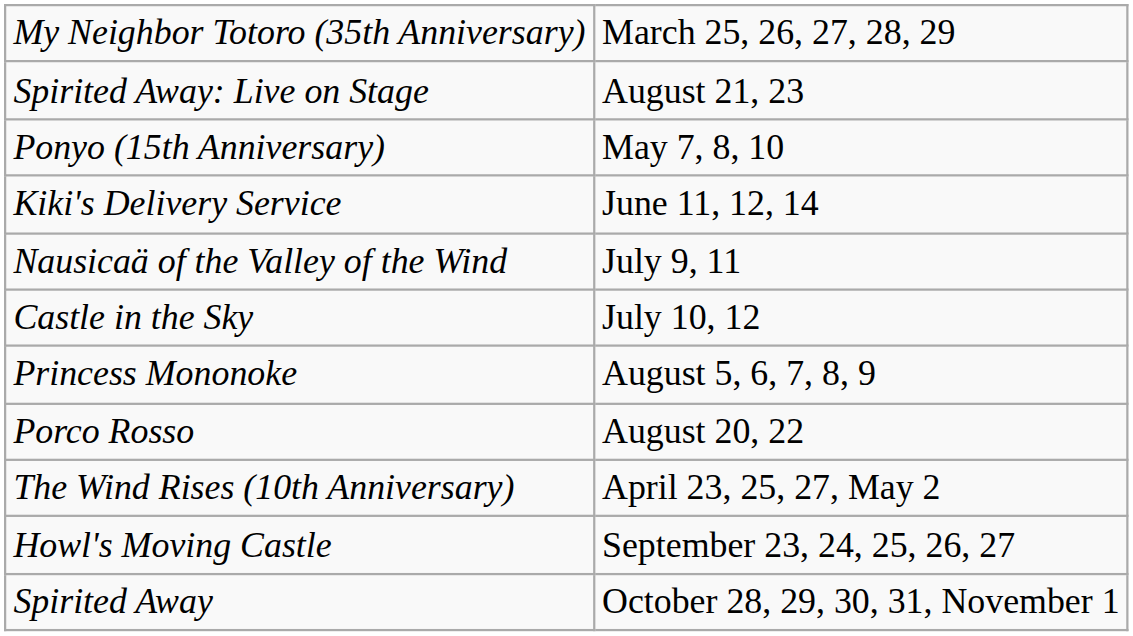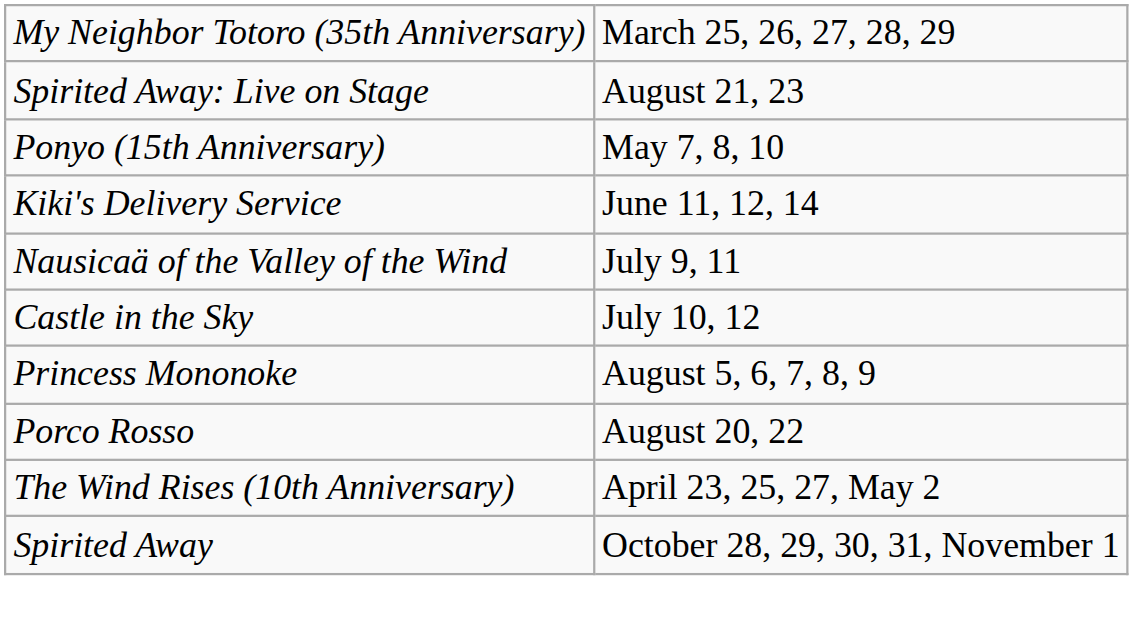- row: (173, 544)
